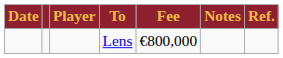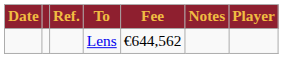columns swapped: (74, 16) <-> (261, 16)
(168, 41) €800,000 -> (153, 41) €644,562
